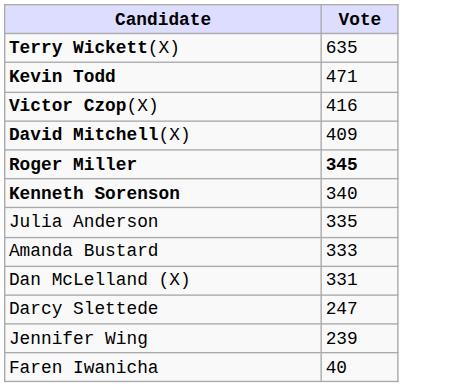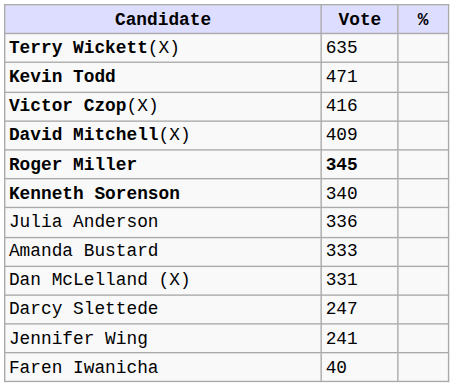+ column: (423, 19)
(342, 222) 335 -> (342, 222) 336
(342, 338) 239 -> (342, 338) 241
